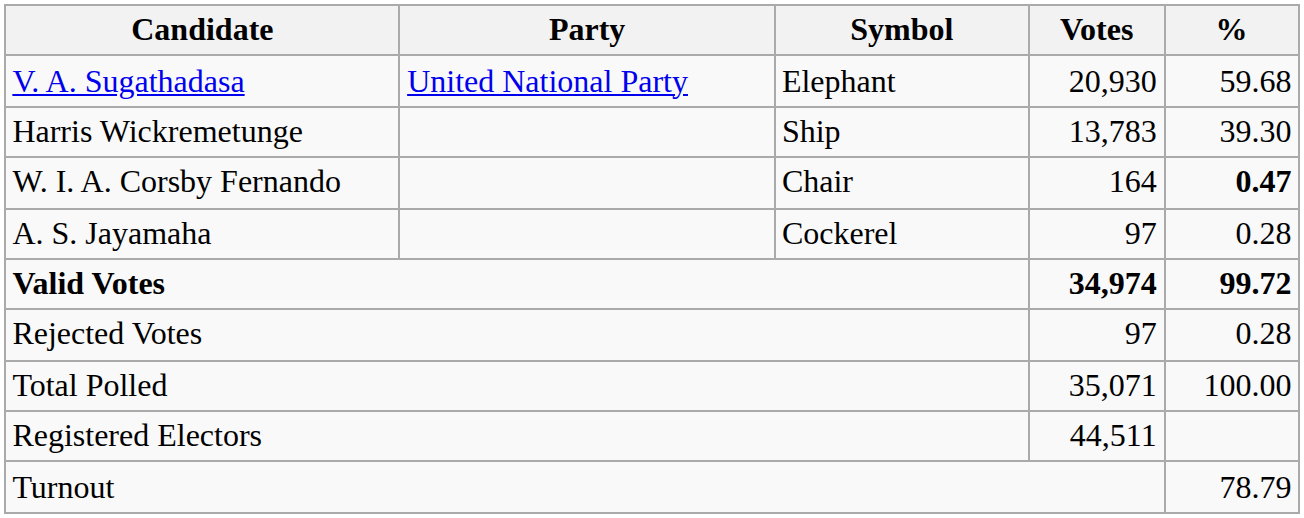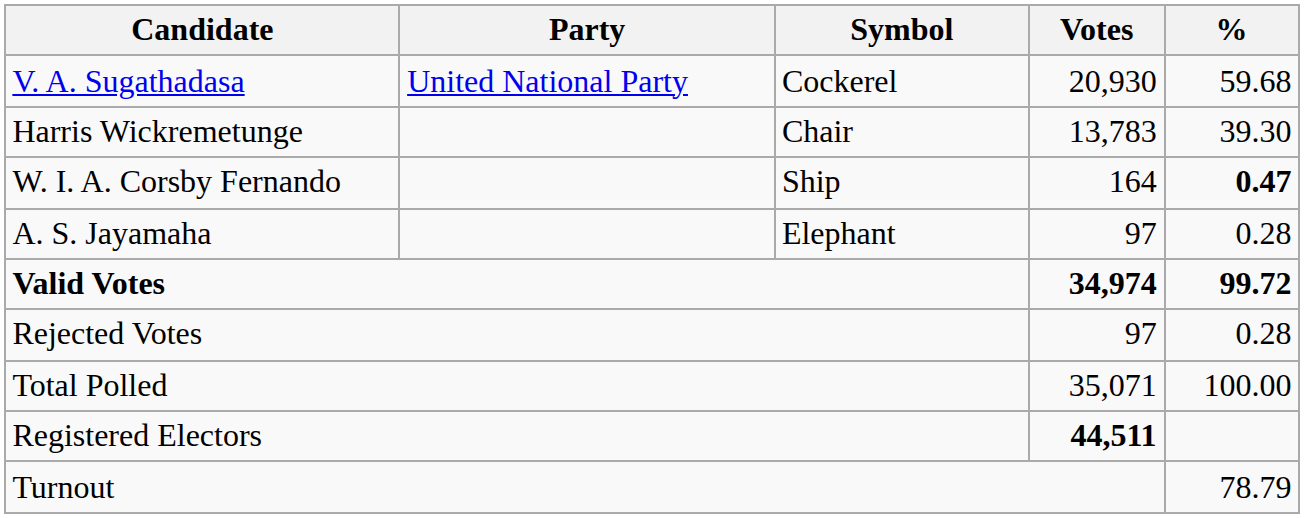(839, 80) Elephant -> (840, 80) Cockerel
(811, 131) Ship -> (817, 131) Chair
(817, 182) Chair -> (811, 182) Ship
(840, 232) Cockerel -> (839, 232) Elephant
(1113, 435) normal -> (1114, 435) bold
